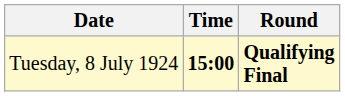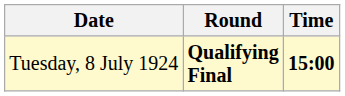columns swapped: (211, 20) <-> (289, 20)
